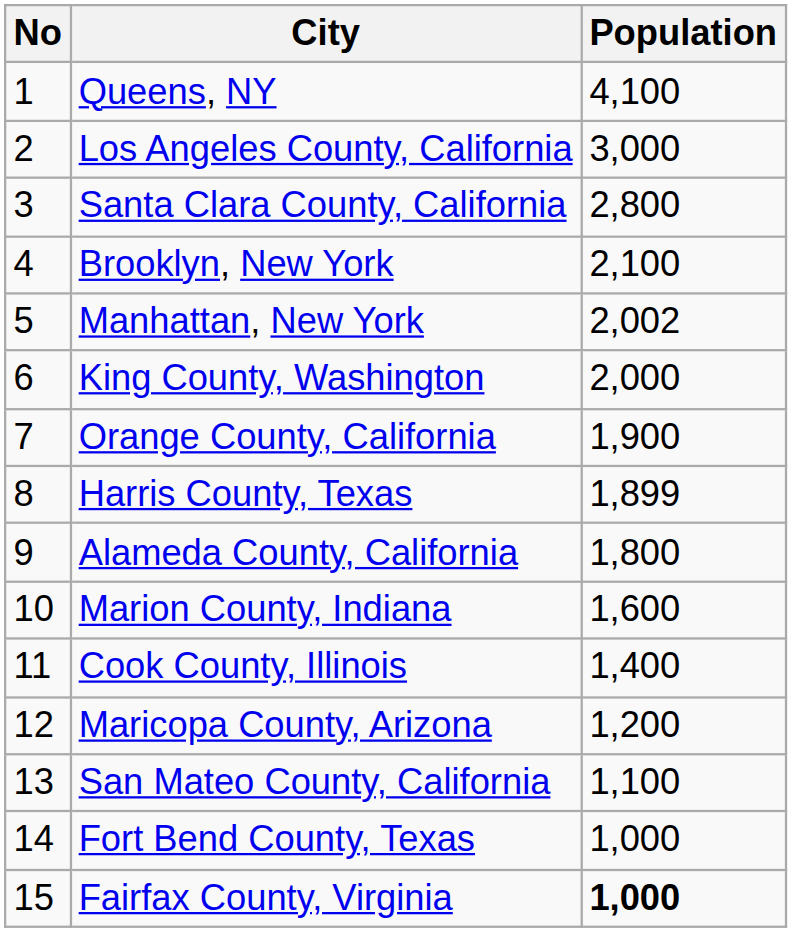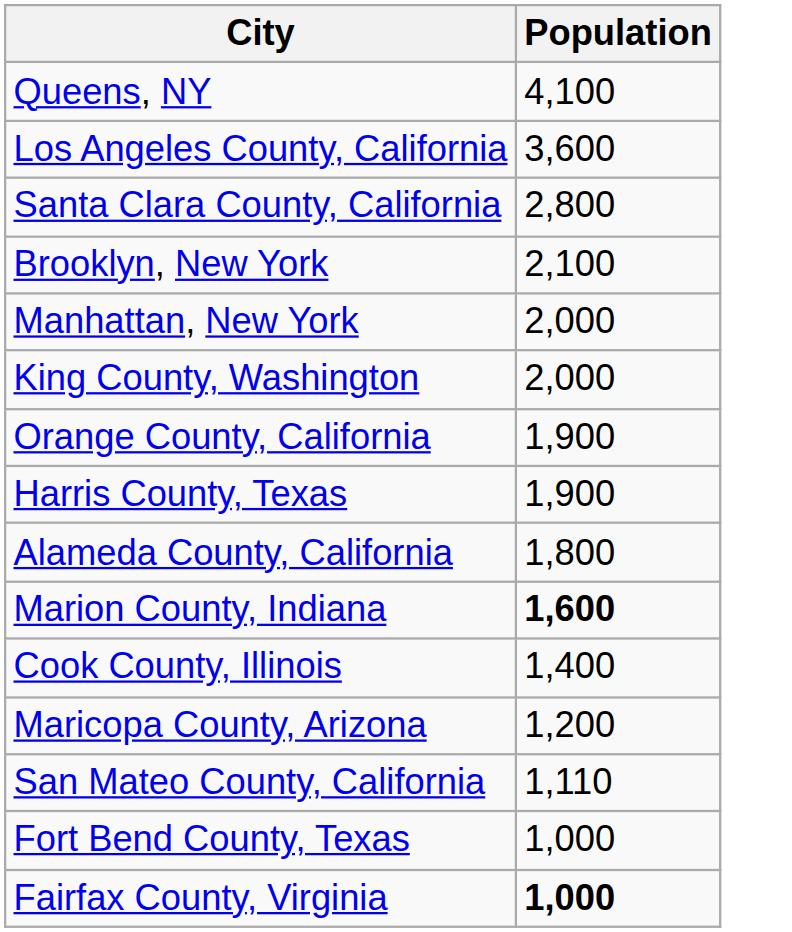- column: (38, 33)
(635, 148) 3,000 -> (570, 148) 3,600
(635, 321) 2,002 -> (570, 321) 2,000
(635, 494) 1,899 -> (570, 494) 1,900
(635, 609) normal -> (570, 609) bold
(635, 782) 1,100 -> (568, 782) 1,110
